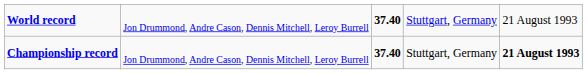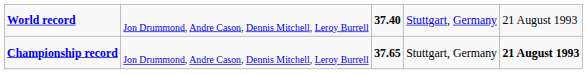(387, 52) 37.40 -> (387, 52) 37.65
